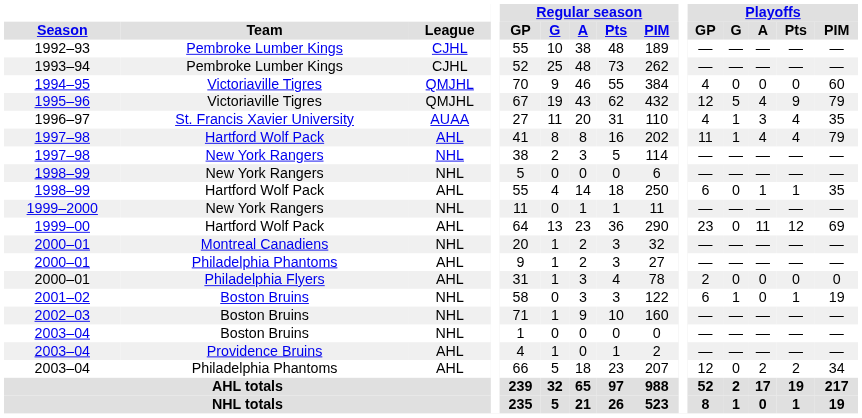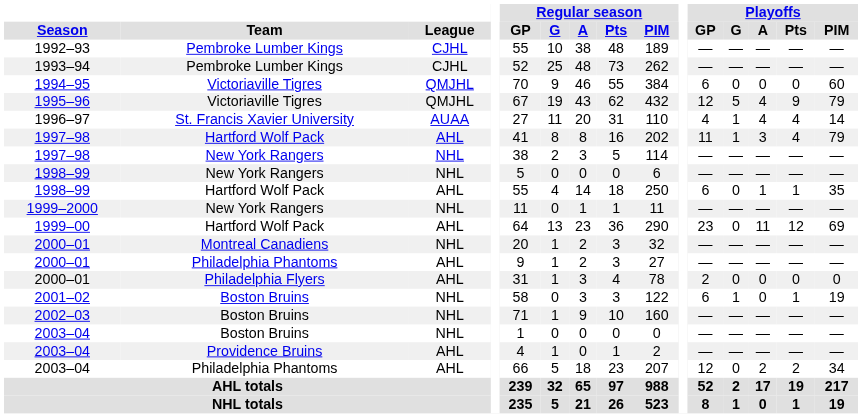(705, 84) 4 -> (705, 84) 6
(763, 119) 3 -> (763, 119) 4
(837, 119) 35 -> (837, 119) 14
(763, 137) 4 -> (763, 137) 3
